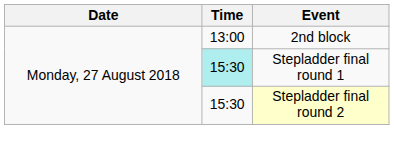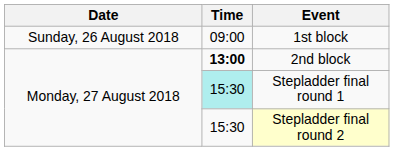+ row: (321, 37)
(227, 37) normal -> (227, 59) bold
